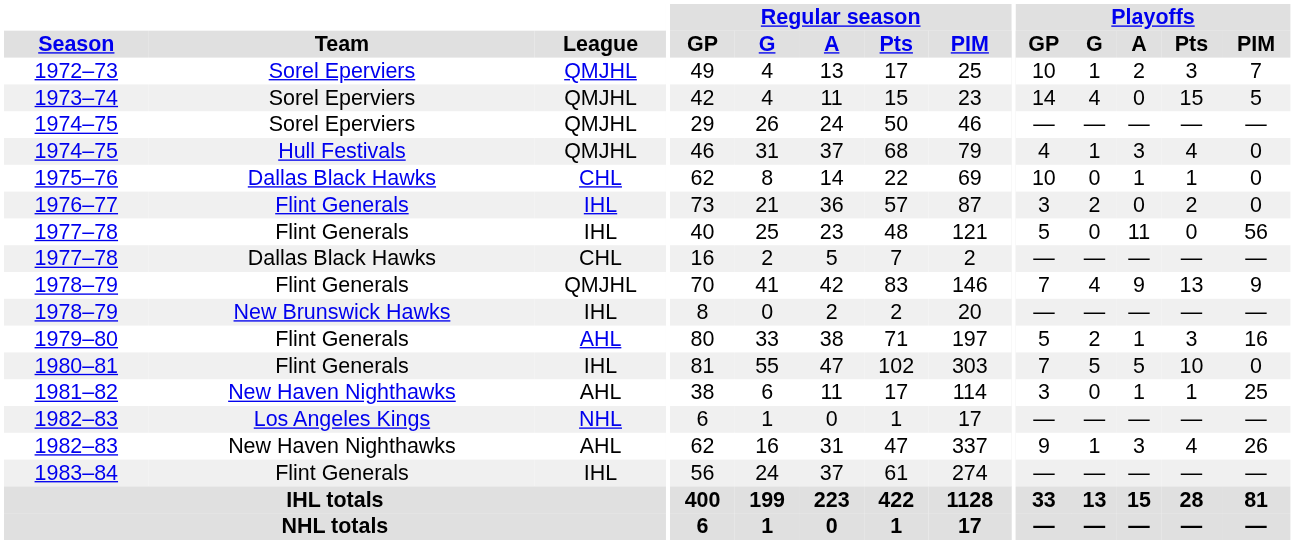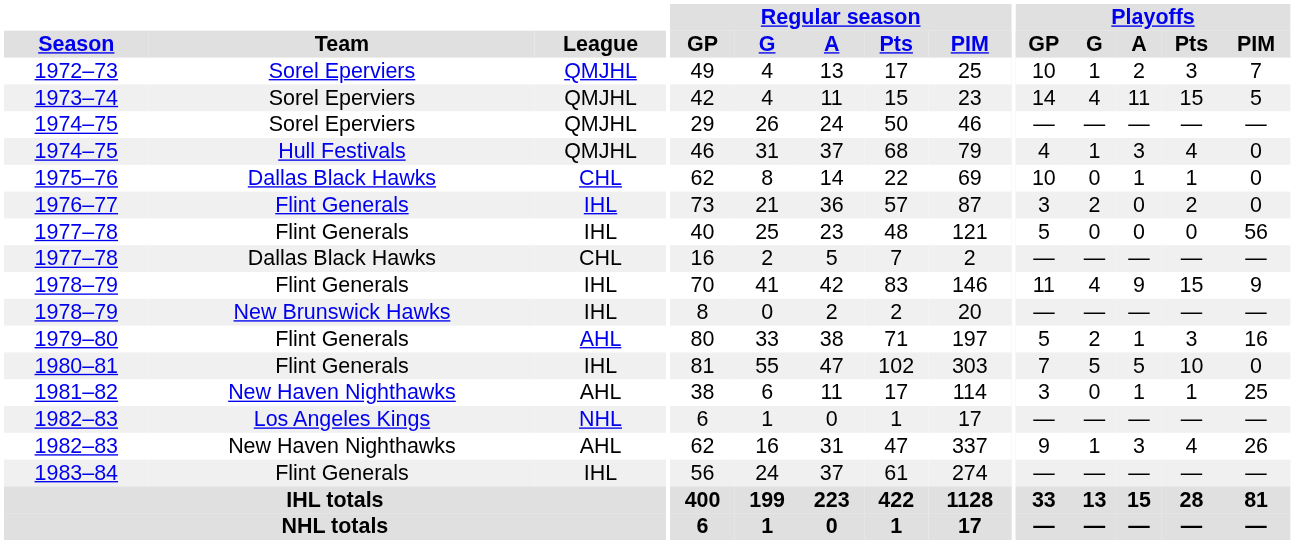(1139, 97) 0 -> (1139, 97) 11
(1139, 231) 11 -> (1139, 231) 0
(601, 285) QMJHL -> (601, 285) IHL
(1044, 285) 7 -> (1044, 285) 11
(1191, 285) 13 -> (1191, 285) 15
